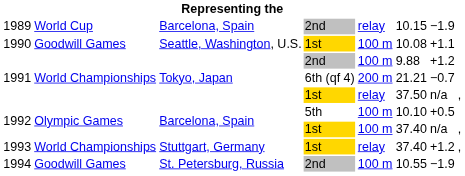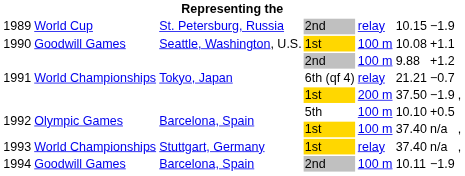(207, 26) Barcelona, Spain -> (222, 26) St. Petersburg, Russia
(375, 78) 200 m -> (371, 78) relay
(371, 95) relay -> (375, 95) 200 m
(439, 95) n/a -> (442, 95) −1.9
(442, 146) +1.2 -> (439, 146) n/a
(222, 163) St. Petersburg, Russia -> (207, 163) Barcelona, Spain
(411, 163) 10.55 -> (411, 163) 10.11
